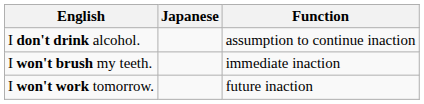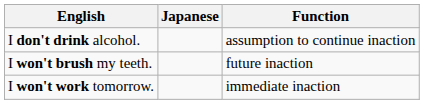(283, 63) immediate inaction -> (269, 63) future inaction
(269, 87) future inaction -> (283, 87) immediate inaction
